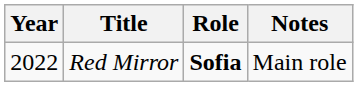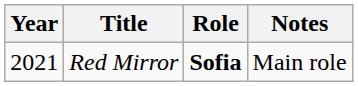(34, 61) 2022 -> (34, 61) 2021
